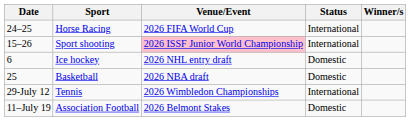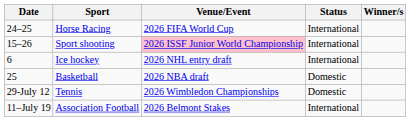(327, 60) Domestic -> (333, 60) International
(333, 92) International -> (327, 92) Domestic
(327, 108) Domestic -> (333, 108) International
